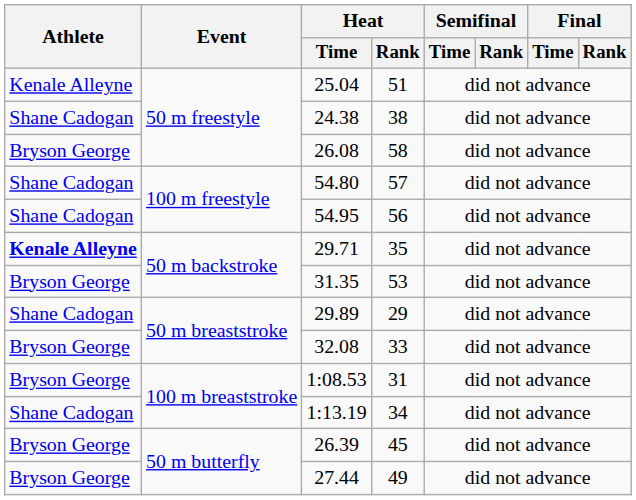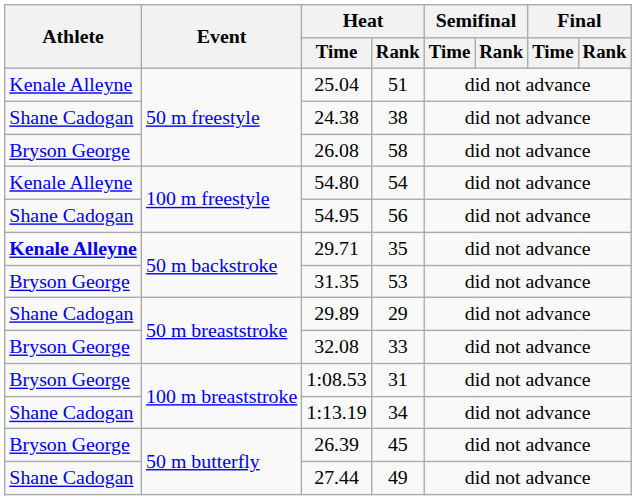(71, 183) Shane Cadogan -> (71, 183) Kenale Alleyne
(398, 183) 57 -> (398, 183) 54
(70, 478) Bryson George -> (71, 478) Shane Cadogan
